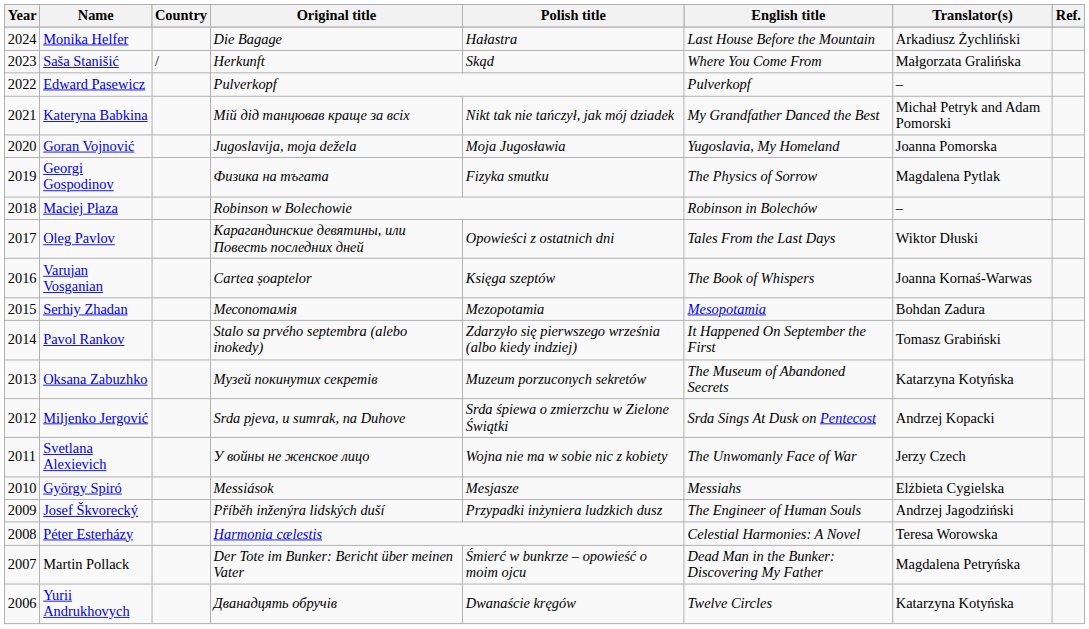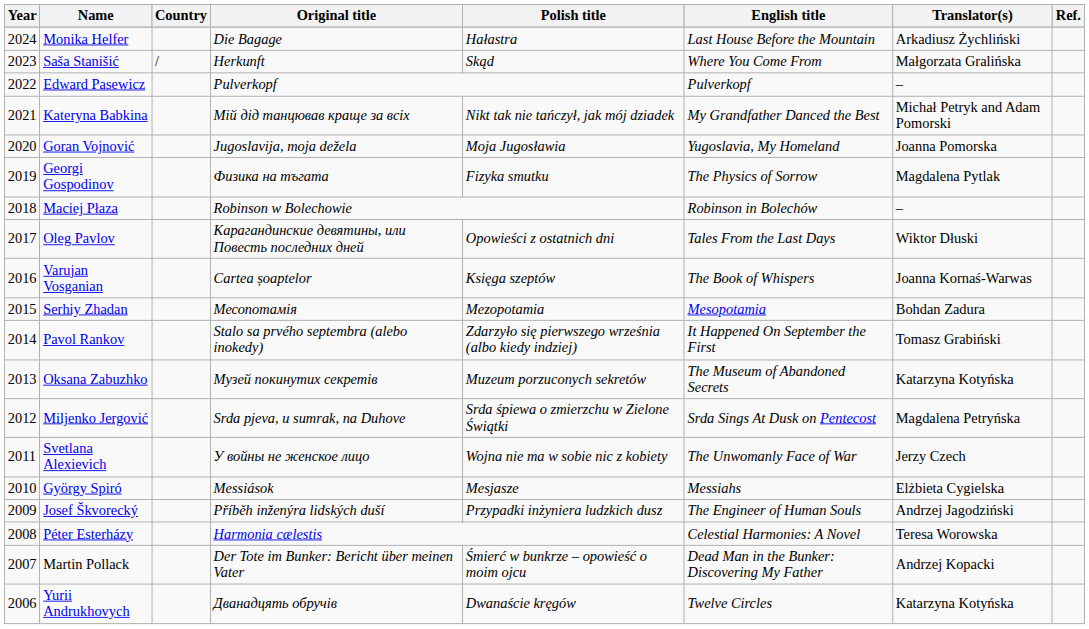(945, 418) Andrzej Kopacki -> (958, 418) Magdalena Petryńska
(958, 564) Magdalena Petryńska -> (945, 564) Andrzej Kopacki
